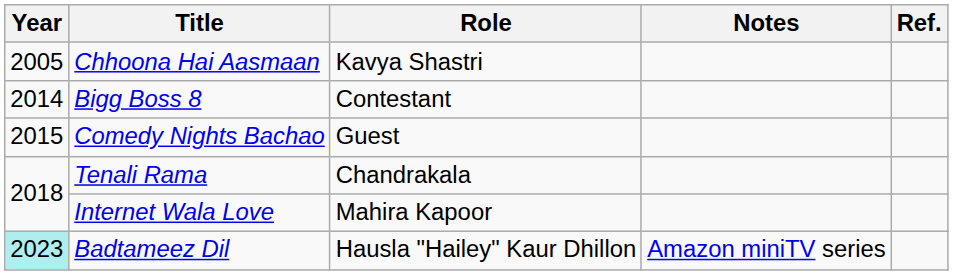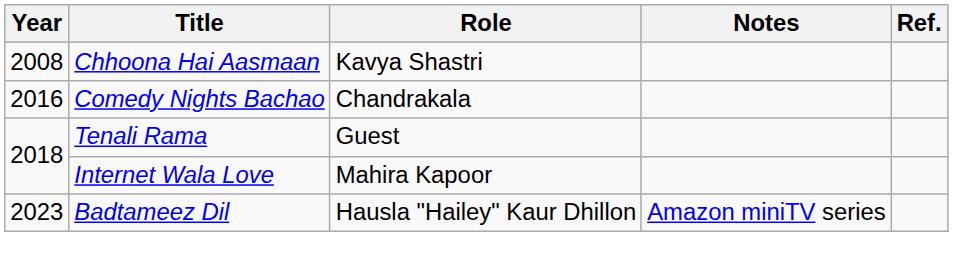(37, 61) 2005 -> (37, 61) 2008
- row: (138, 99)
(37, 136) 2015 -> (37, 99) 2016
(368, 136) Guest -> (403, 99) Chandrakala
(403, 174) Chandrakala -> (368, 136) Guest
(37, 250) paleturquoise background -> (37, 212) no background
